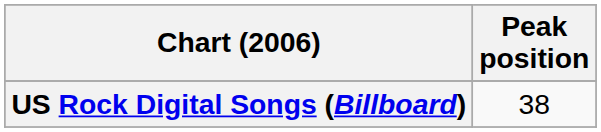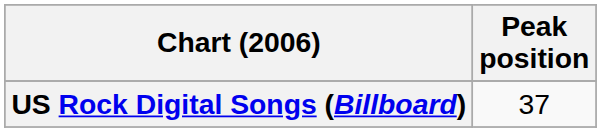(534, 103) 38 -> (534, 103) 37
